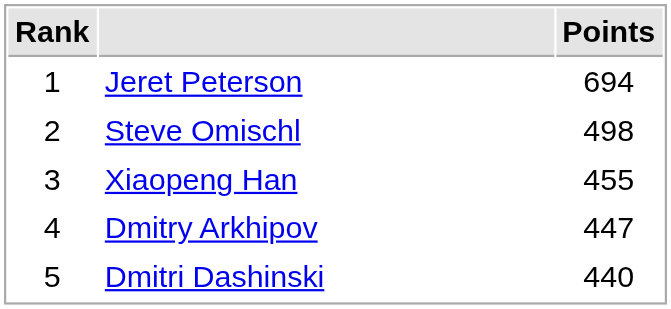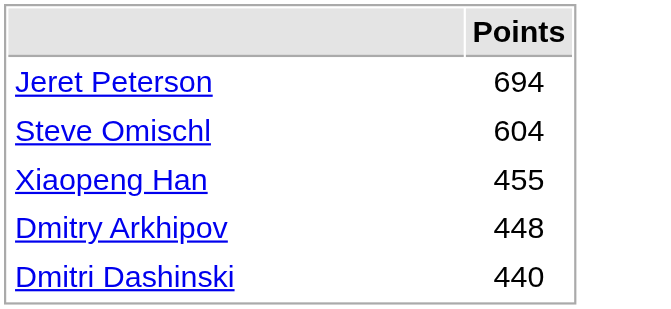- column: (52, 32)
(609, 131) 498 -> (519, 131) 604
(609, 228) 447 -> (519, 228) 448
